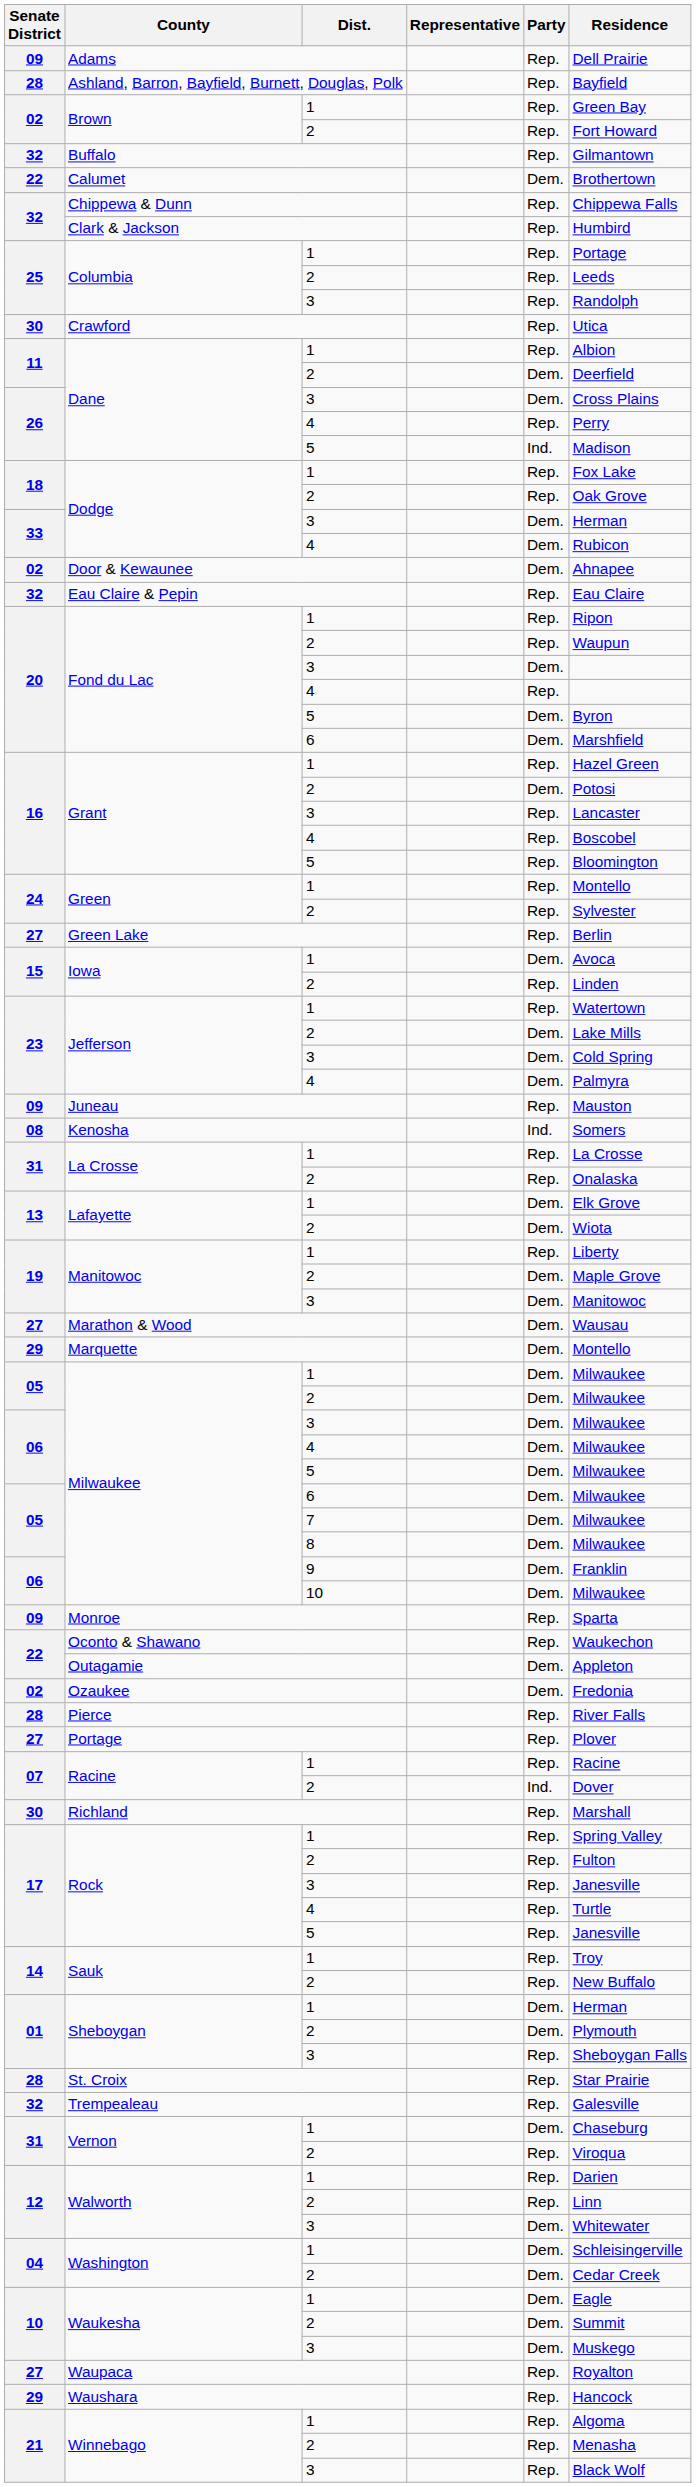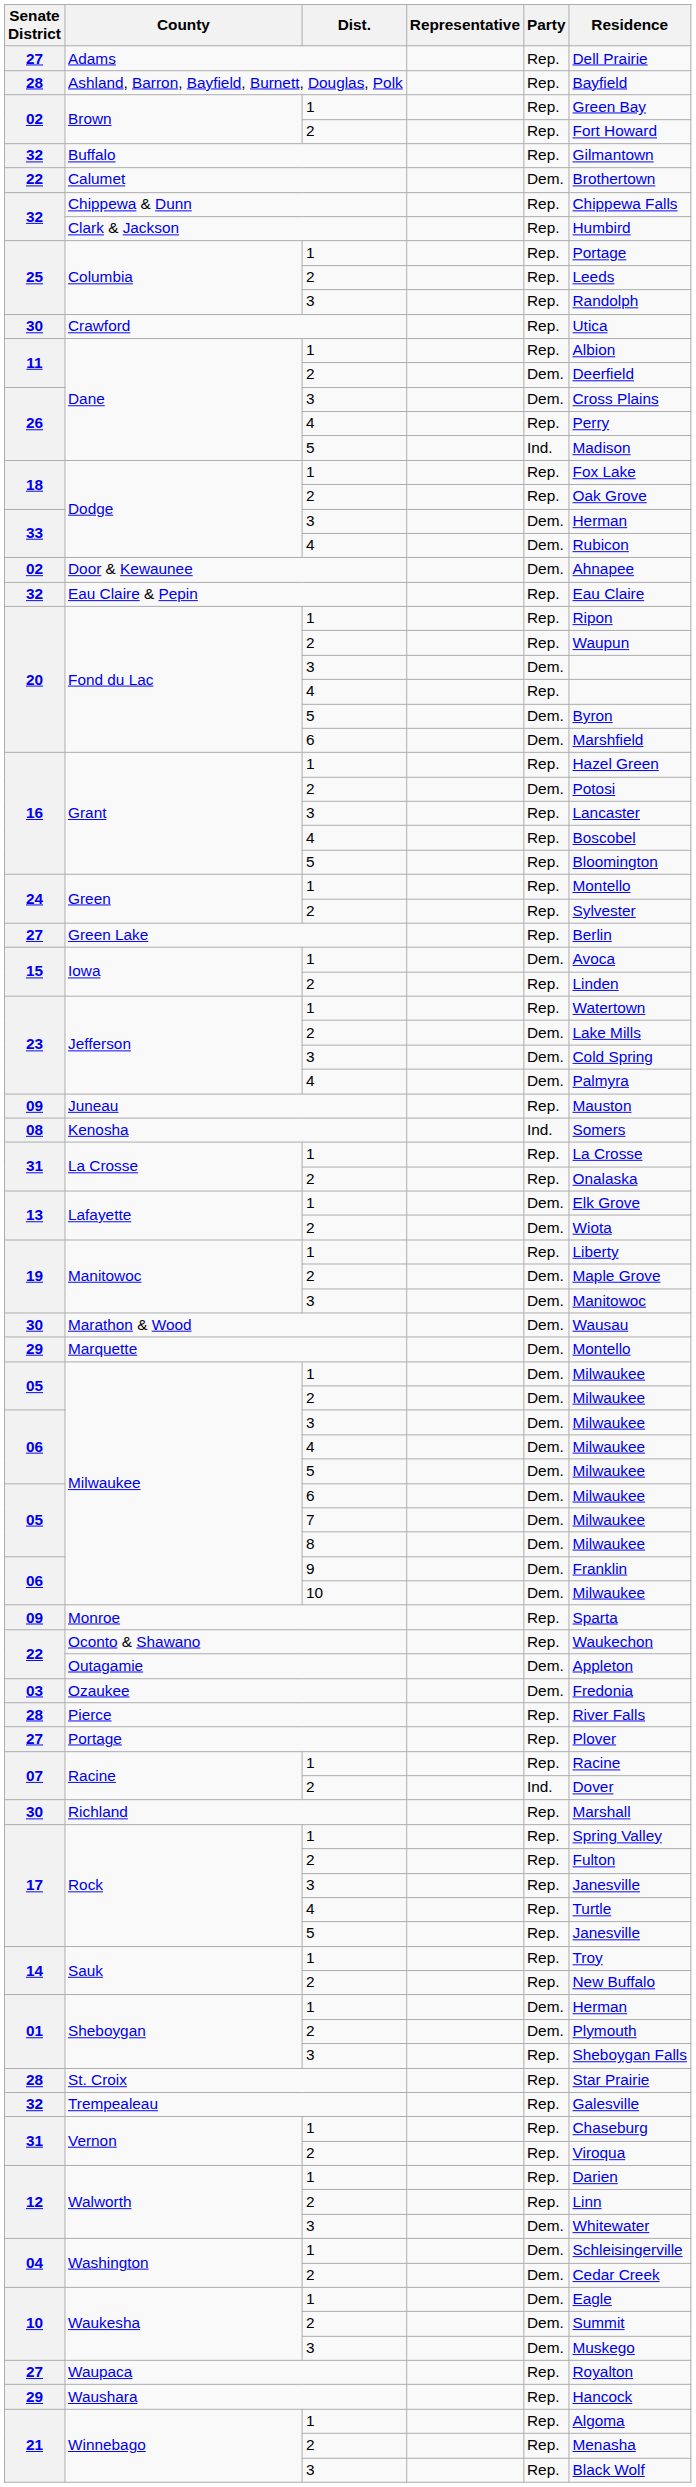(34, 58) 09 -> (34, 58) 27
(34, 1325) 27 -> (34, 1325) 30
(34, 1690) 02 -> (34, 1690) 03
(545, 2128) Dem. -> (543, 2128) Rep.
